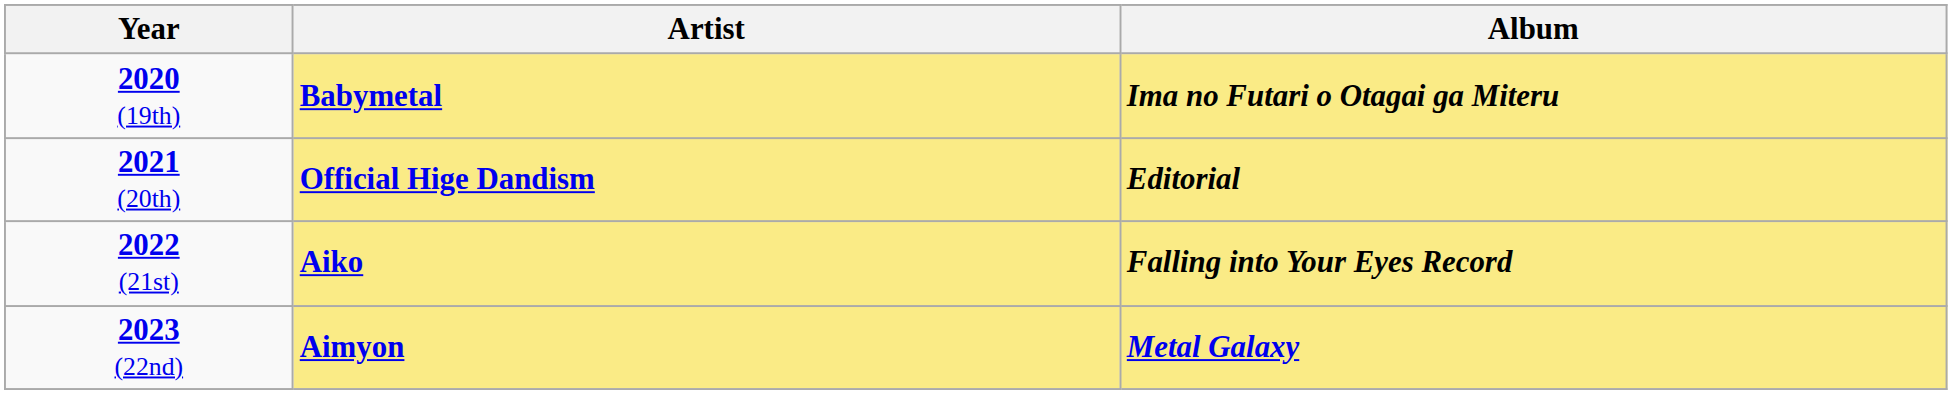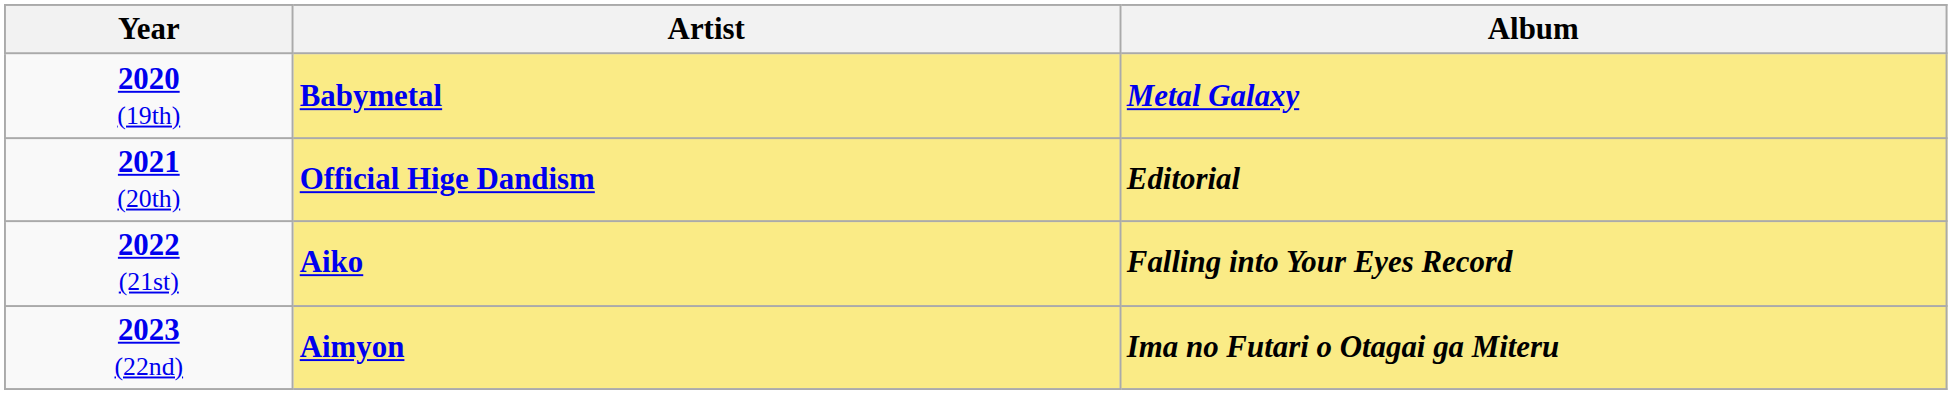(1343, 95) Ima no Futari o Otagai ga Miteru -> (1213, 95) Metal Galaxy
(1213, 346) Metal Galaxy -> (1343, 346) Ima no Futari o Otagai ga Miteru
